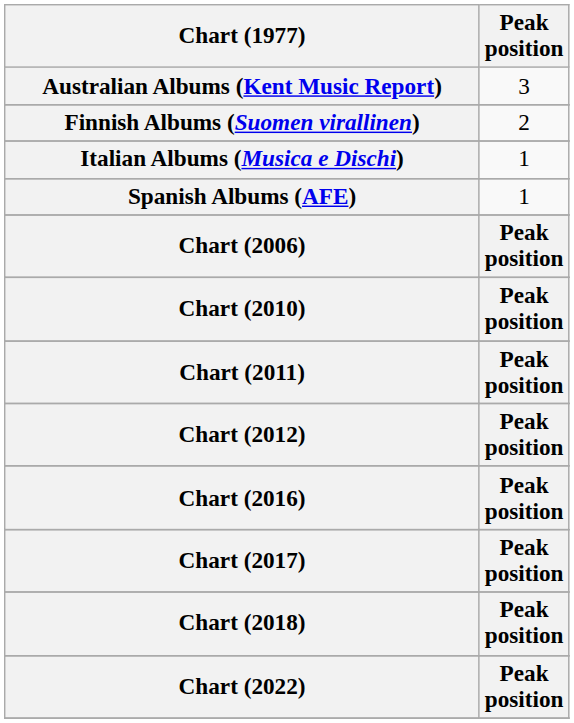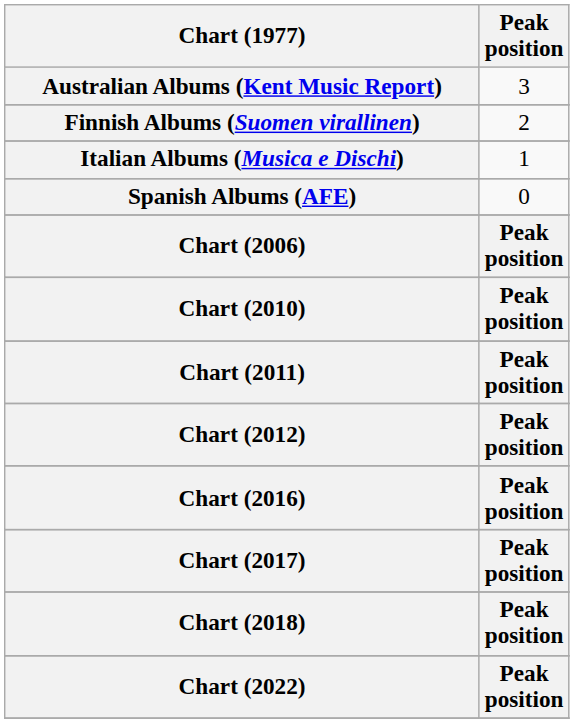(524, 196) 1 -> (524, 196) 0
